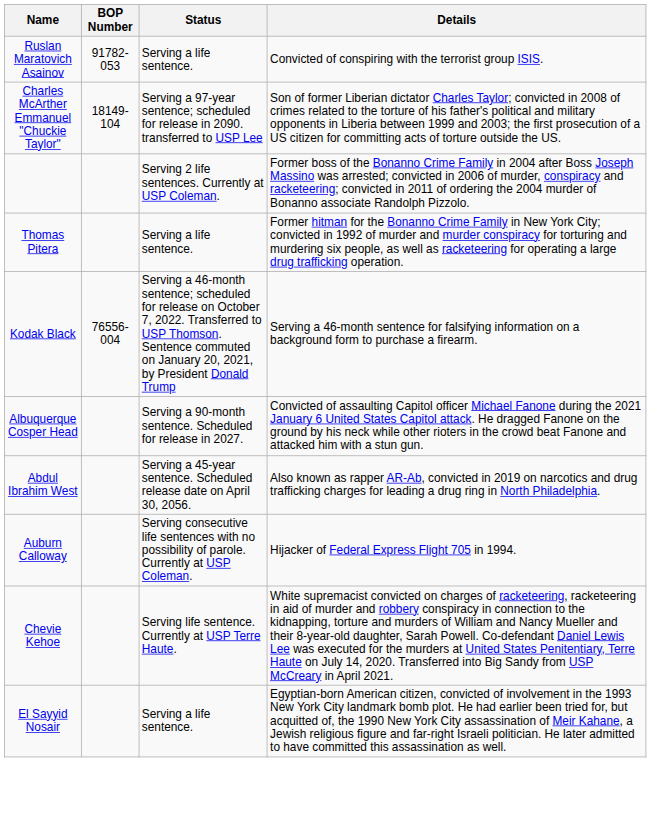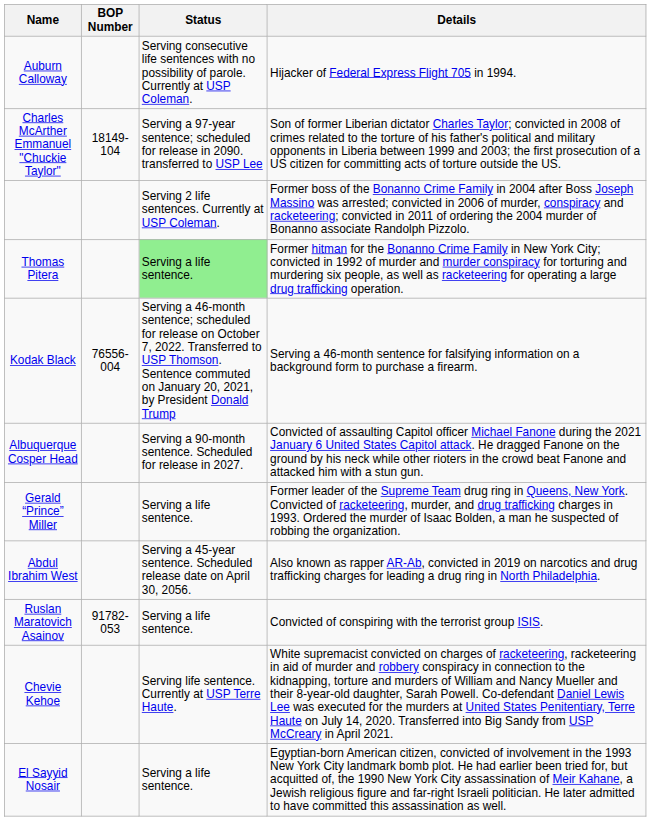rows swapped: (43, 59) <-> (43, 550)
(176, 242) no background -> (176, 268) lightgreen background
+ row: (43, 511)
